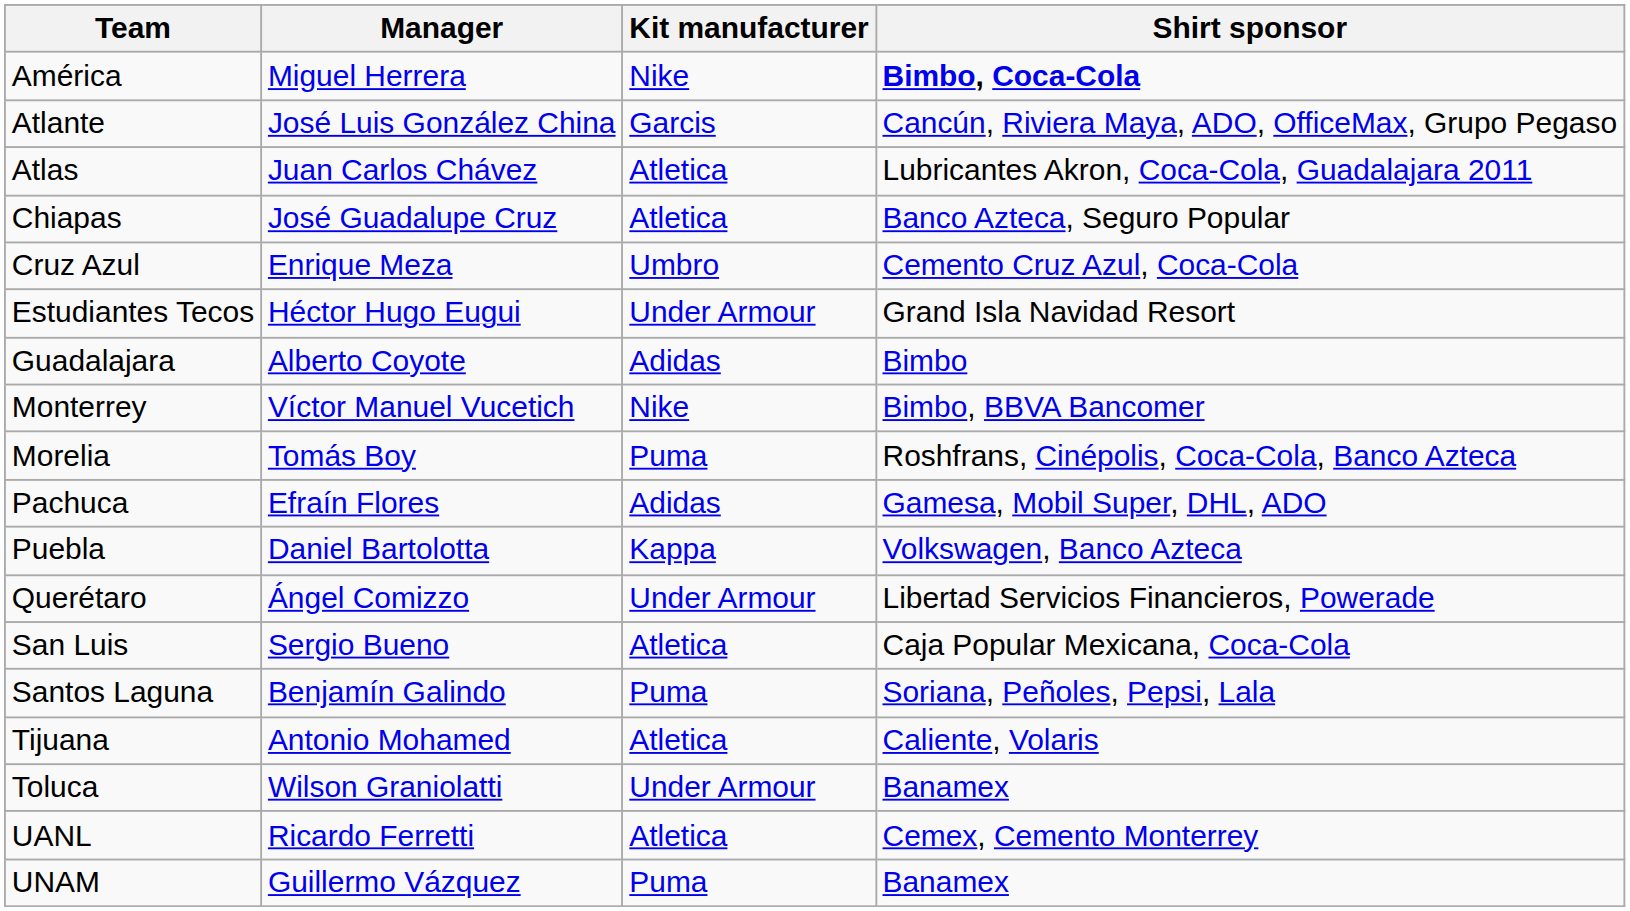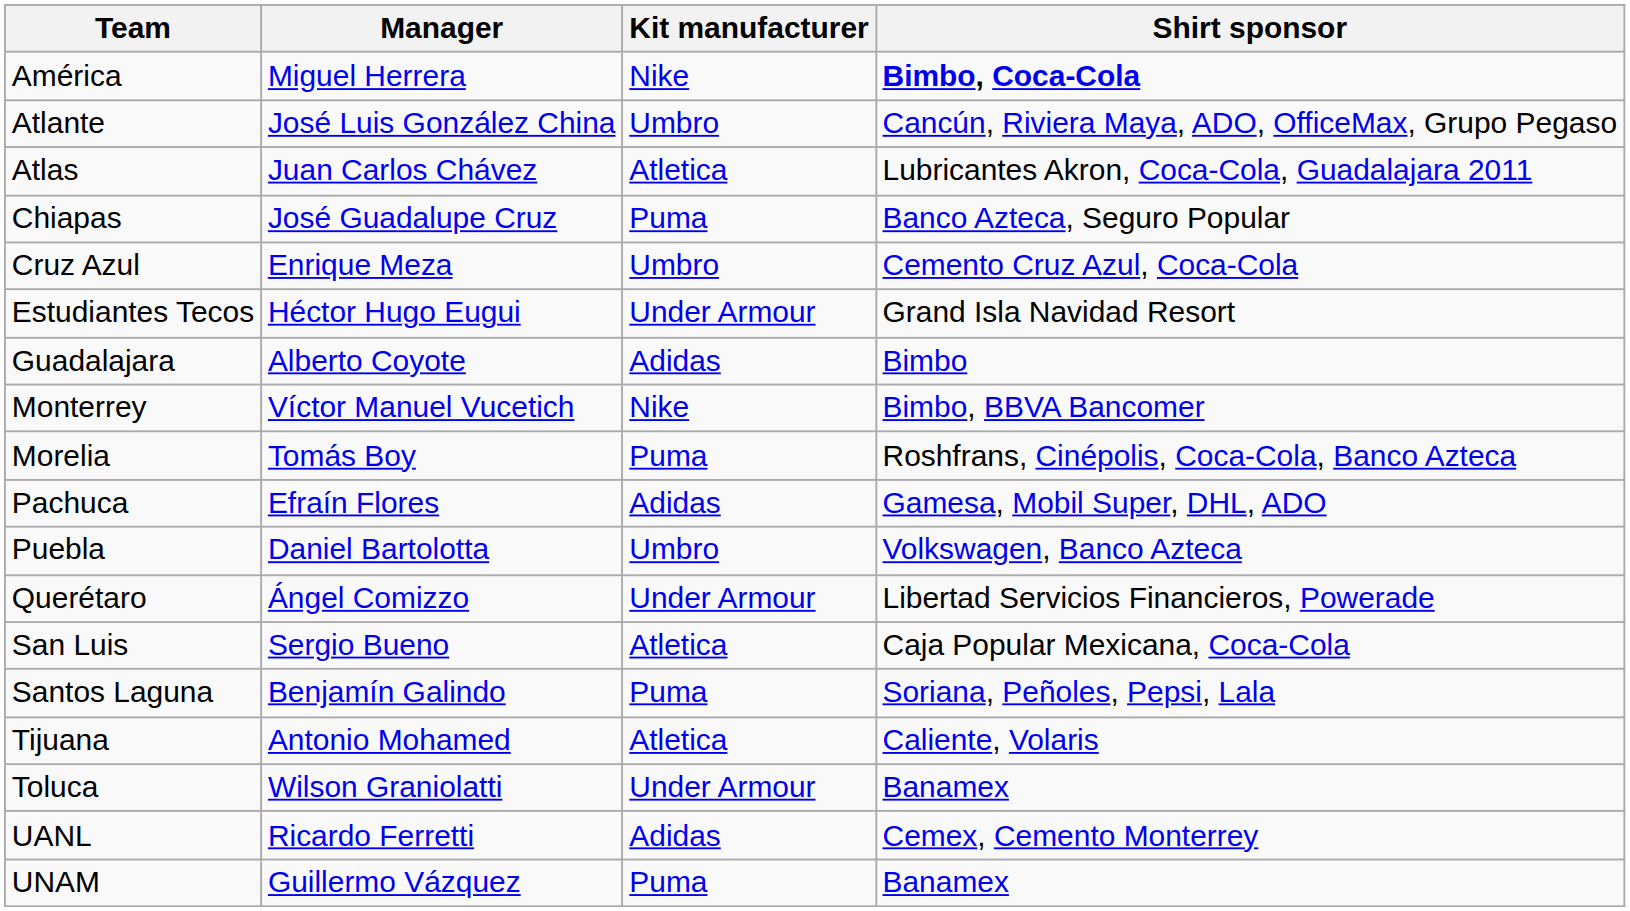(673, 123) Garcis -> (674, 123) Umbro
(678, 218) Atletica -> (668, 218) Puma
(673, 550) Kappa -> (674, 550) Umbro
(678, 834) Atletica -> (675, 834) Adidas
